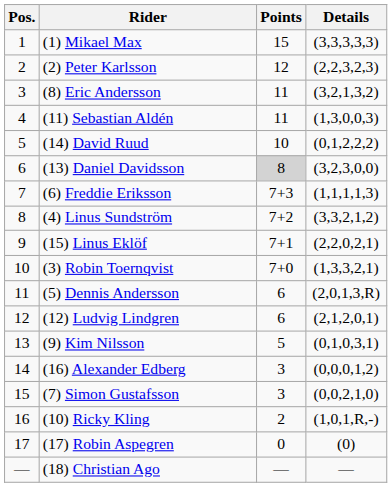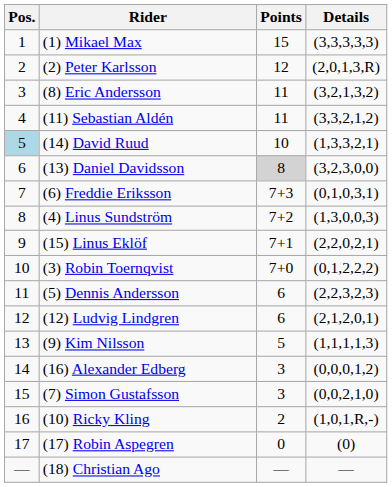(346, 67) (2,2,3,2,3) -> (346, 67) (2,0,1,3,R)
(346, 117) (1,3,0,0,3) -> (346, 117) (3,3,2,1,2)
(22, 142) no background -> (22, 142) lightblue background
(346, 142) (0,1,2,2,2) -> (346, 142) (1,3,3,2,1)
(346, 192) (1,1,1,1,3) -> (346, 192) (0,1,0,3,1)
(346, 218) (3,3,2,1,2) -> (346, 218) (1,3,0,0,3)
(346, 268) (1,3,3,2,1) -> (346, 268) (0,1,2,2,2)
(346, 293) (2,0,1,3,R) -> (346, 293) (2,2,3,2,3)
(346, 343) (0,1,0,3,1) -> (346, 343) (1,1,1,1,3)
